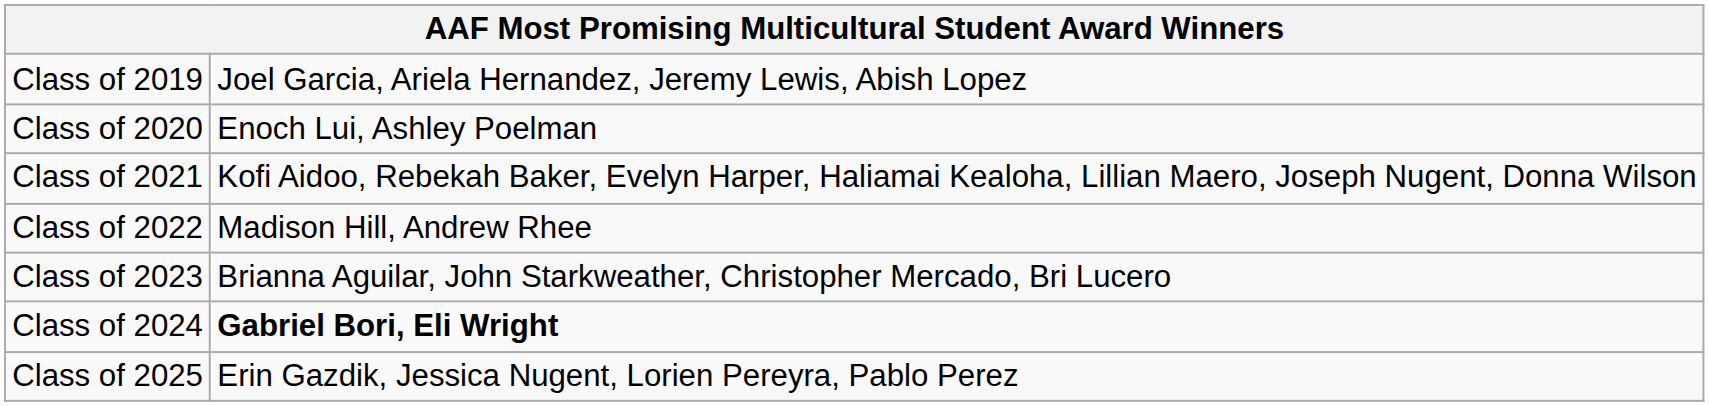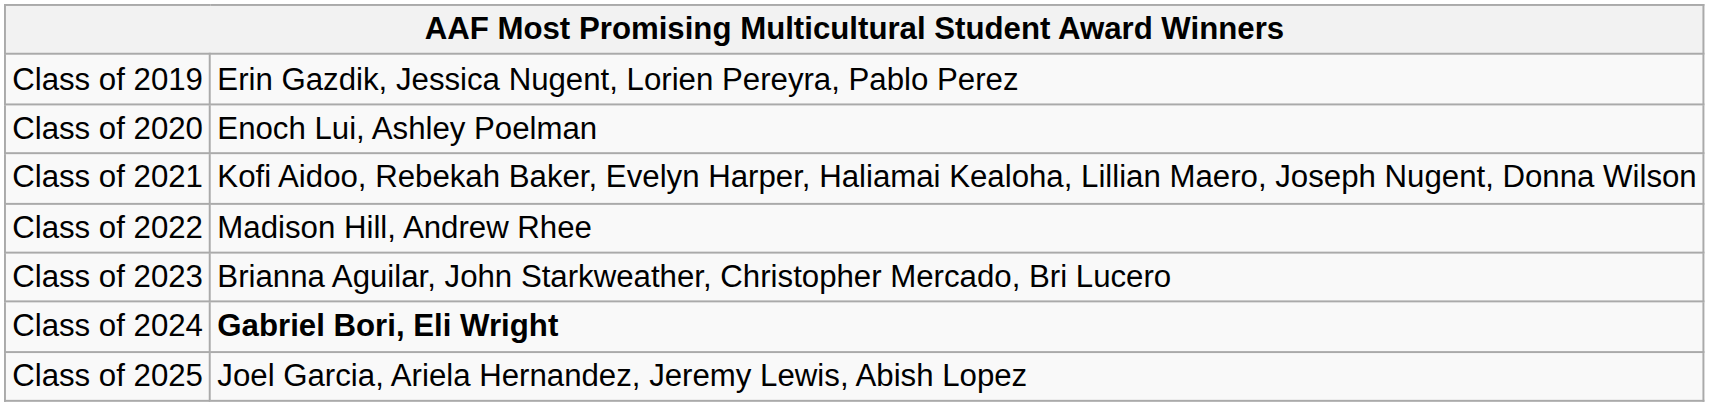(622, 78) Joel Garcia, Ariela Hernandez, Jeremy Lewis, Abish Lopez -> (618, 78) Erin Gazdik, Jessica Nugent, Lorien Pereyra, Pablo Perez
(618, 375) Erin Gazdik, Jessica Nugent, Lorien Pereyra, Pablo Perez -> (622, 375) Joel Garcia, Ariela Hernandez, Jeremy Lewis, Abish Lopez
